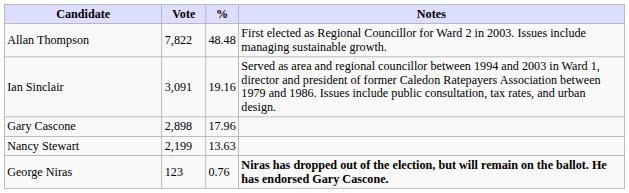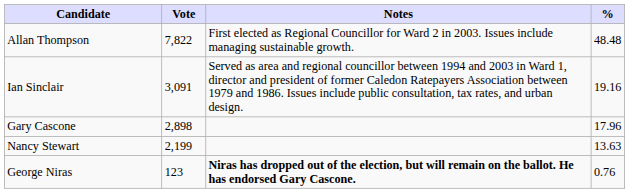columns swapped: (222, 14) <-> (431, 14)
